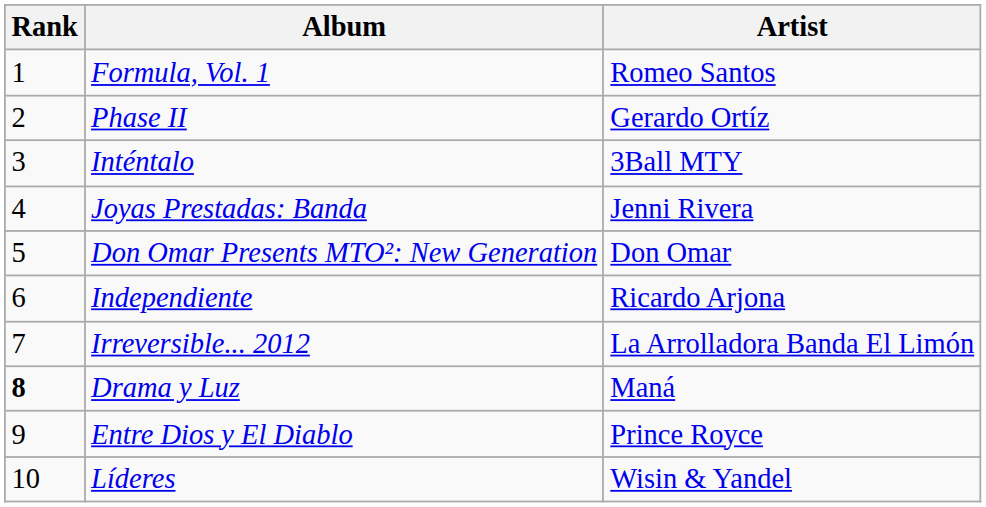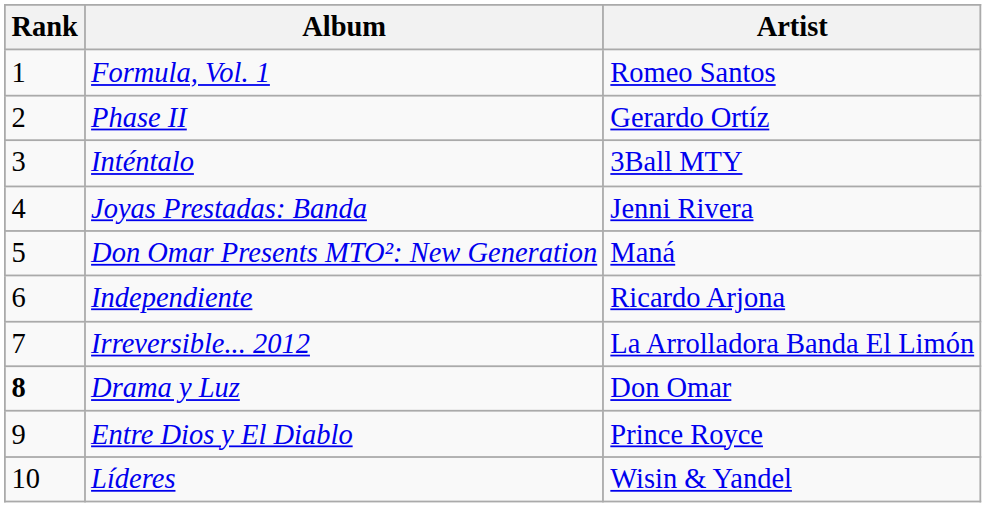(671, 252) Don Omar -> (643, 252) Maná
(643, 388) Maná -> (671, 388) Don Omar
